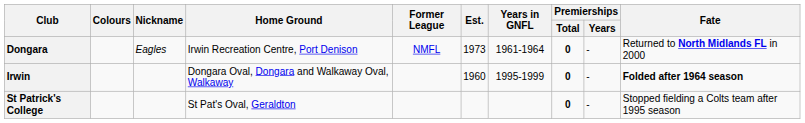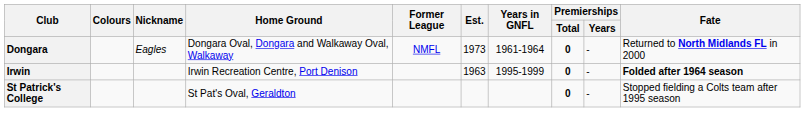(273, 50) Irwin Recreation Centre, Port Denison -> (288, 50) Dongara Oval, Dongara and Walkaway Oval, Walkaway
(288, 77) Dongara Oval, Dongara and Walkaway Oval, Walkaway -> (273, 71) Irwin Recreation Centre, Port Denison
(474, 77) 1960 -> (474, 71) 1963
